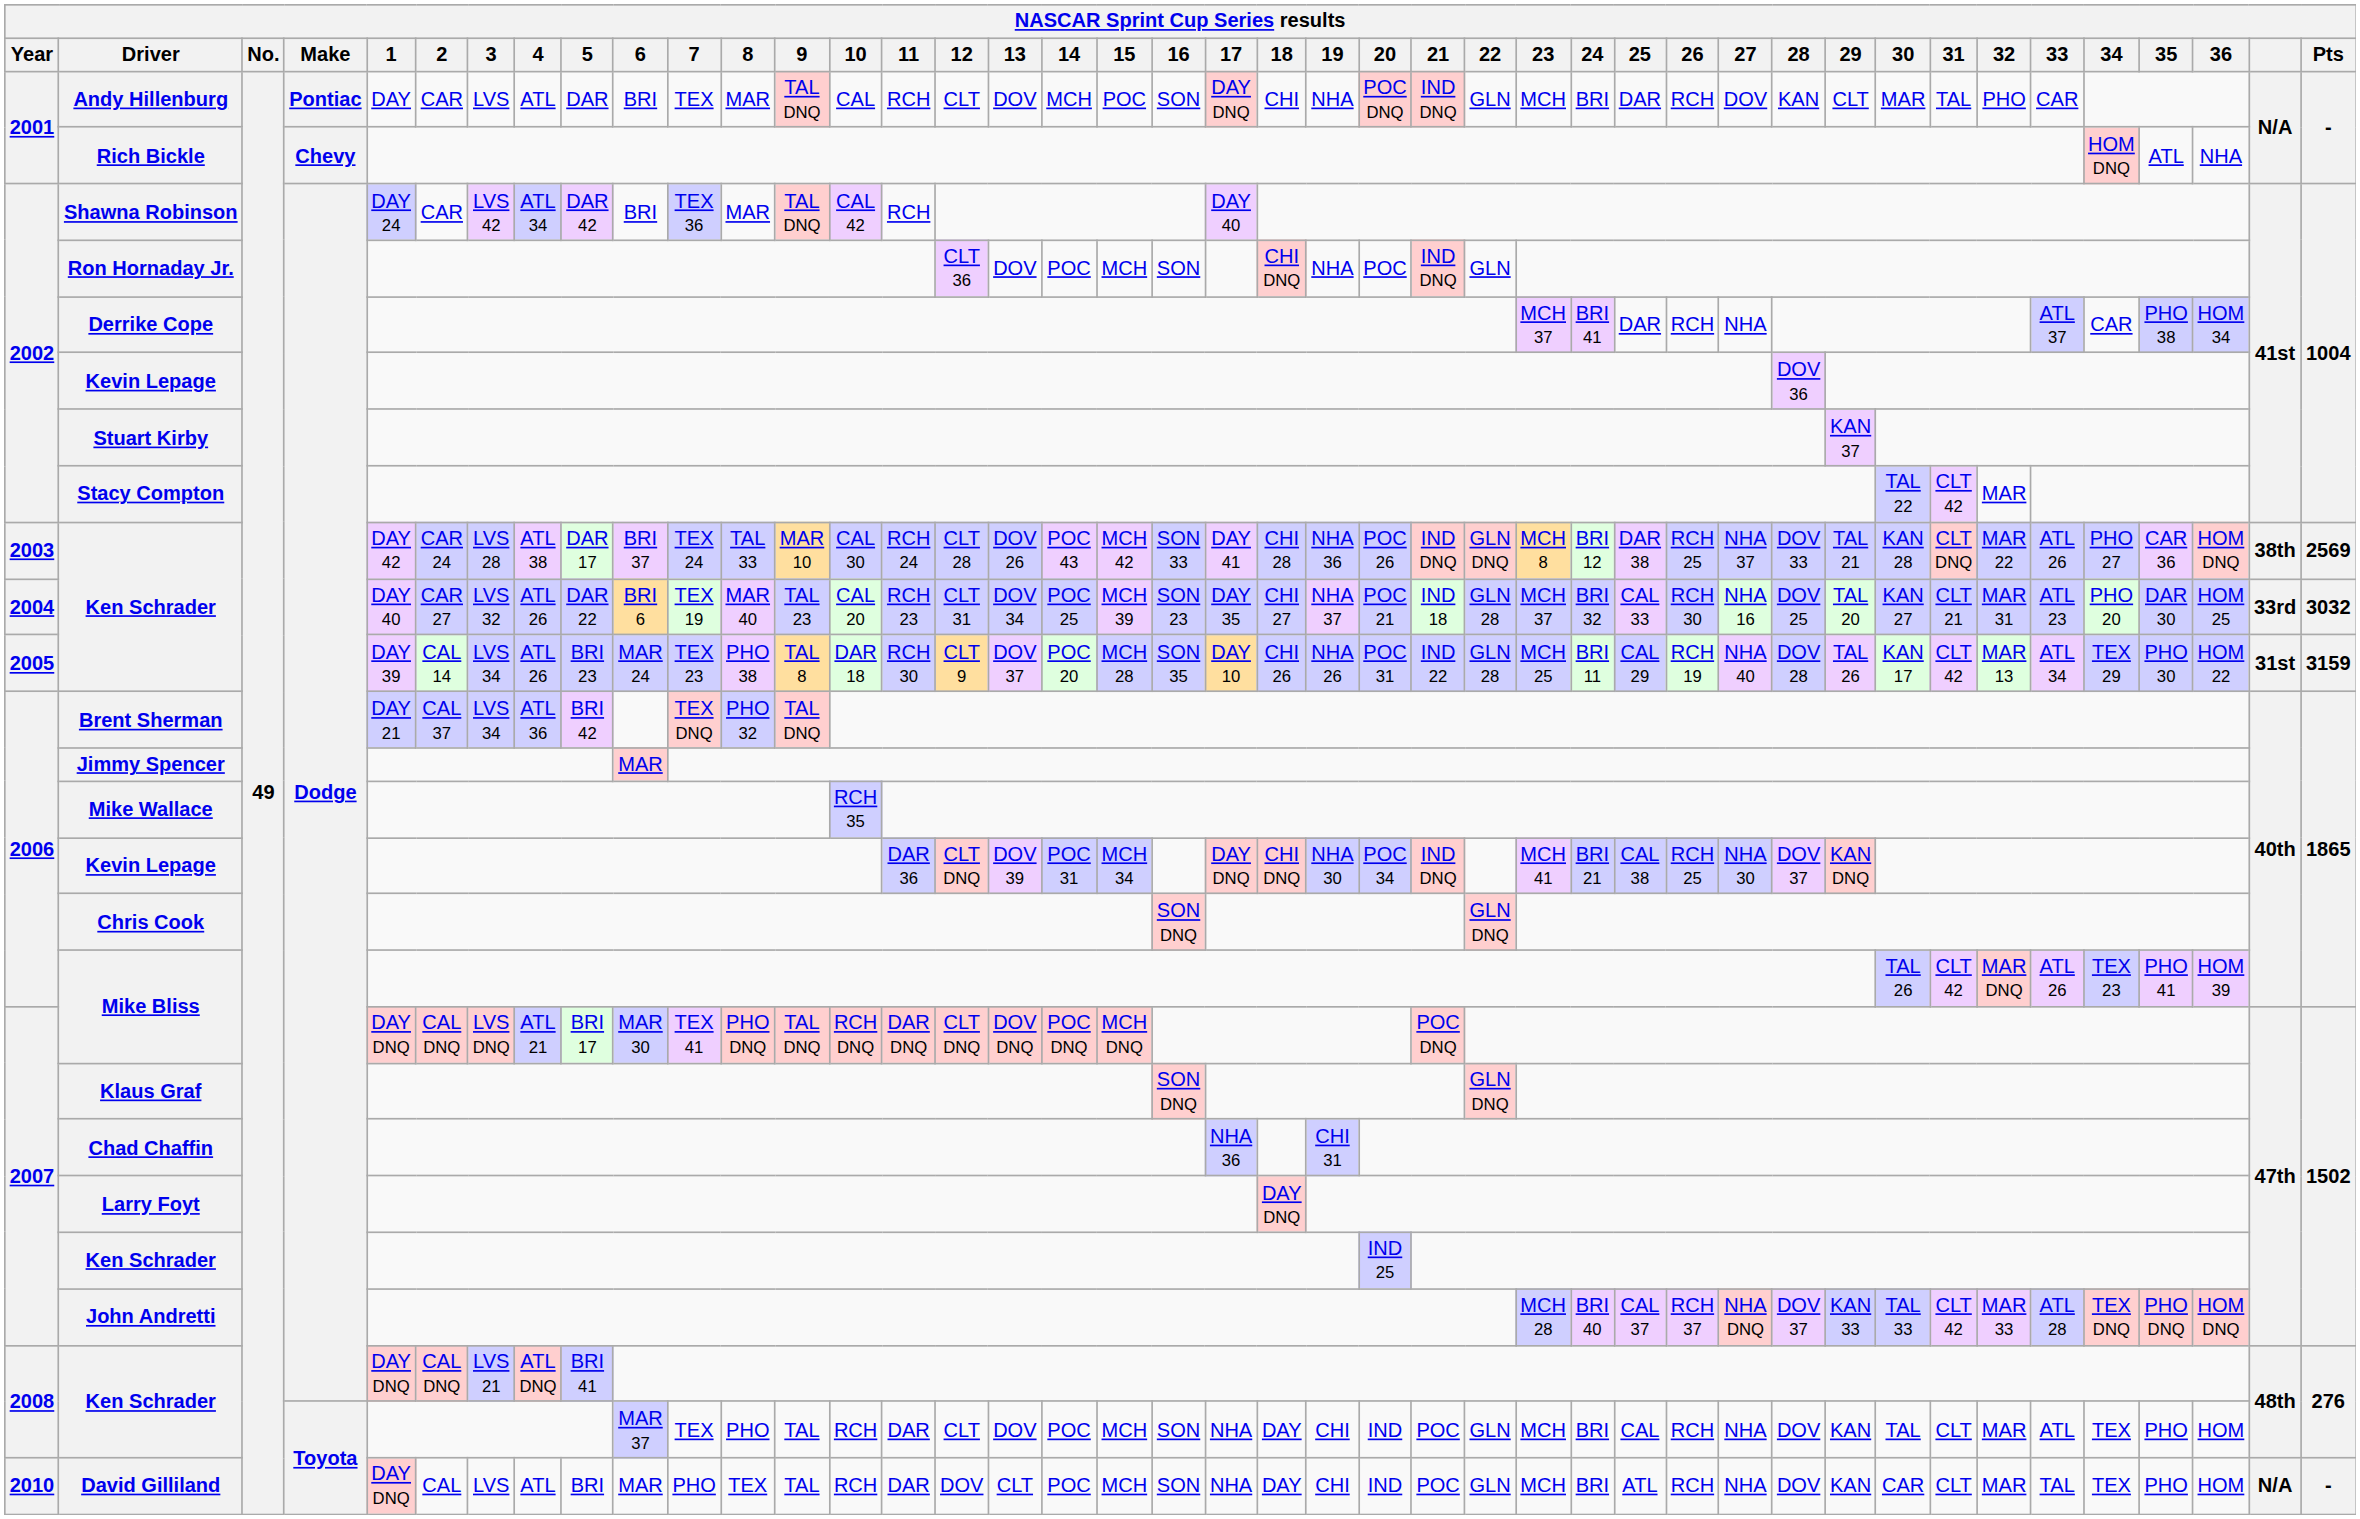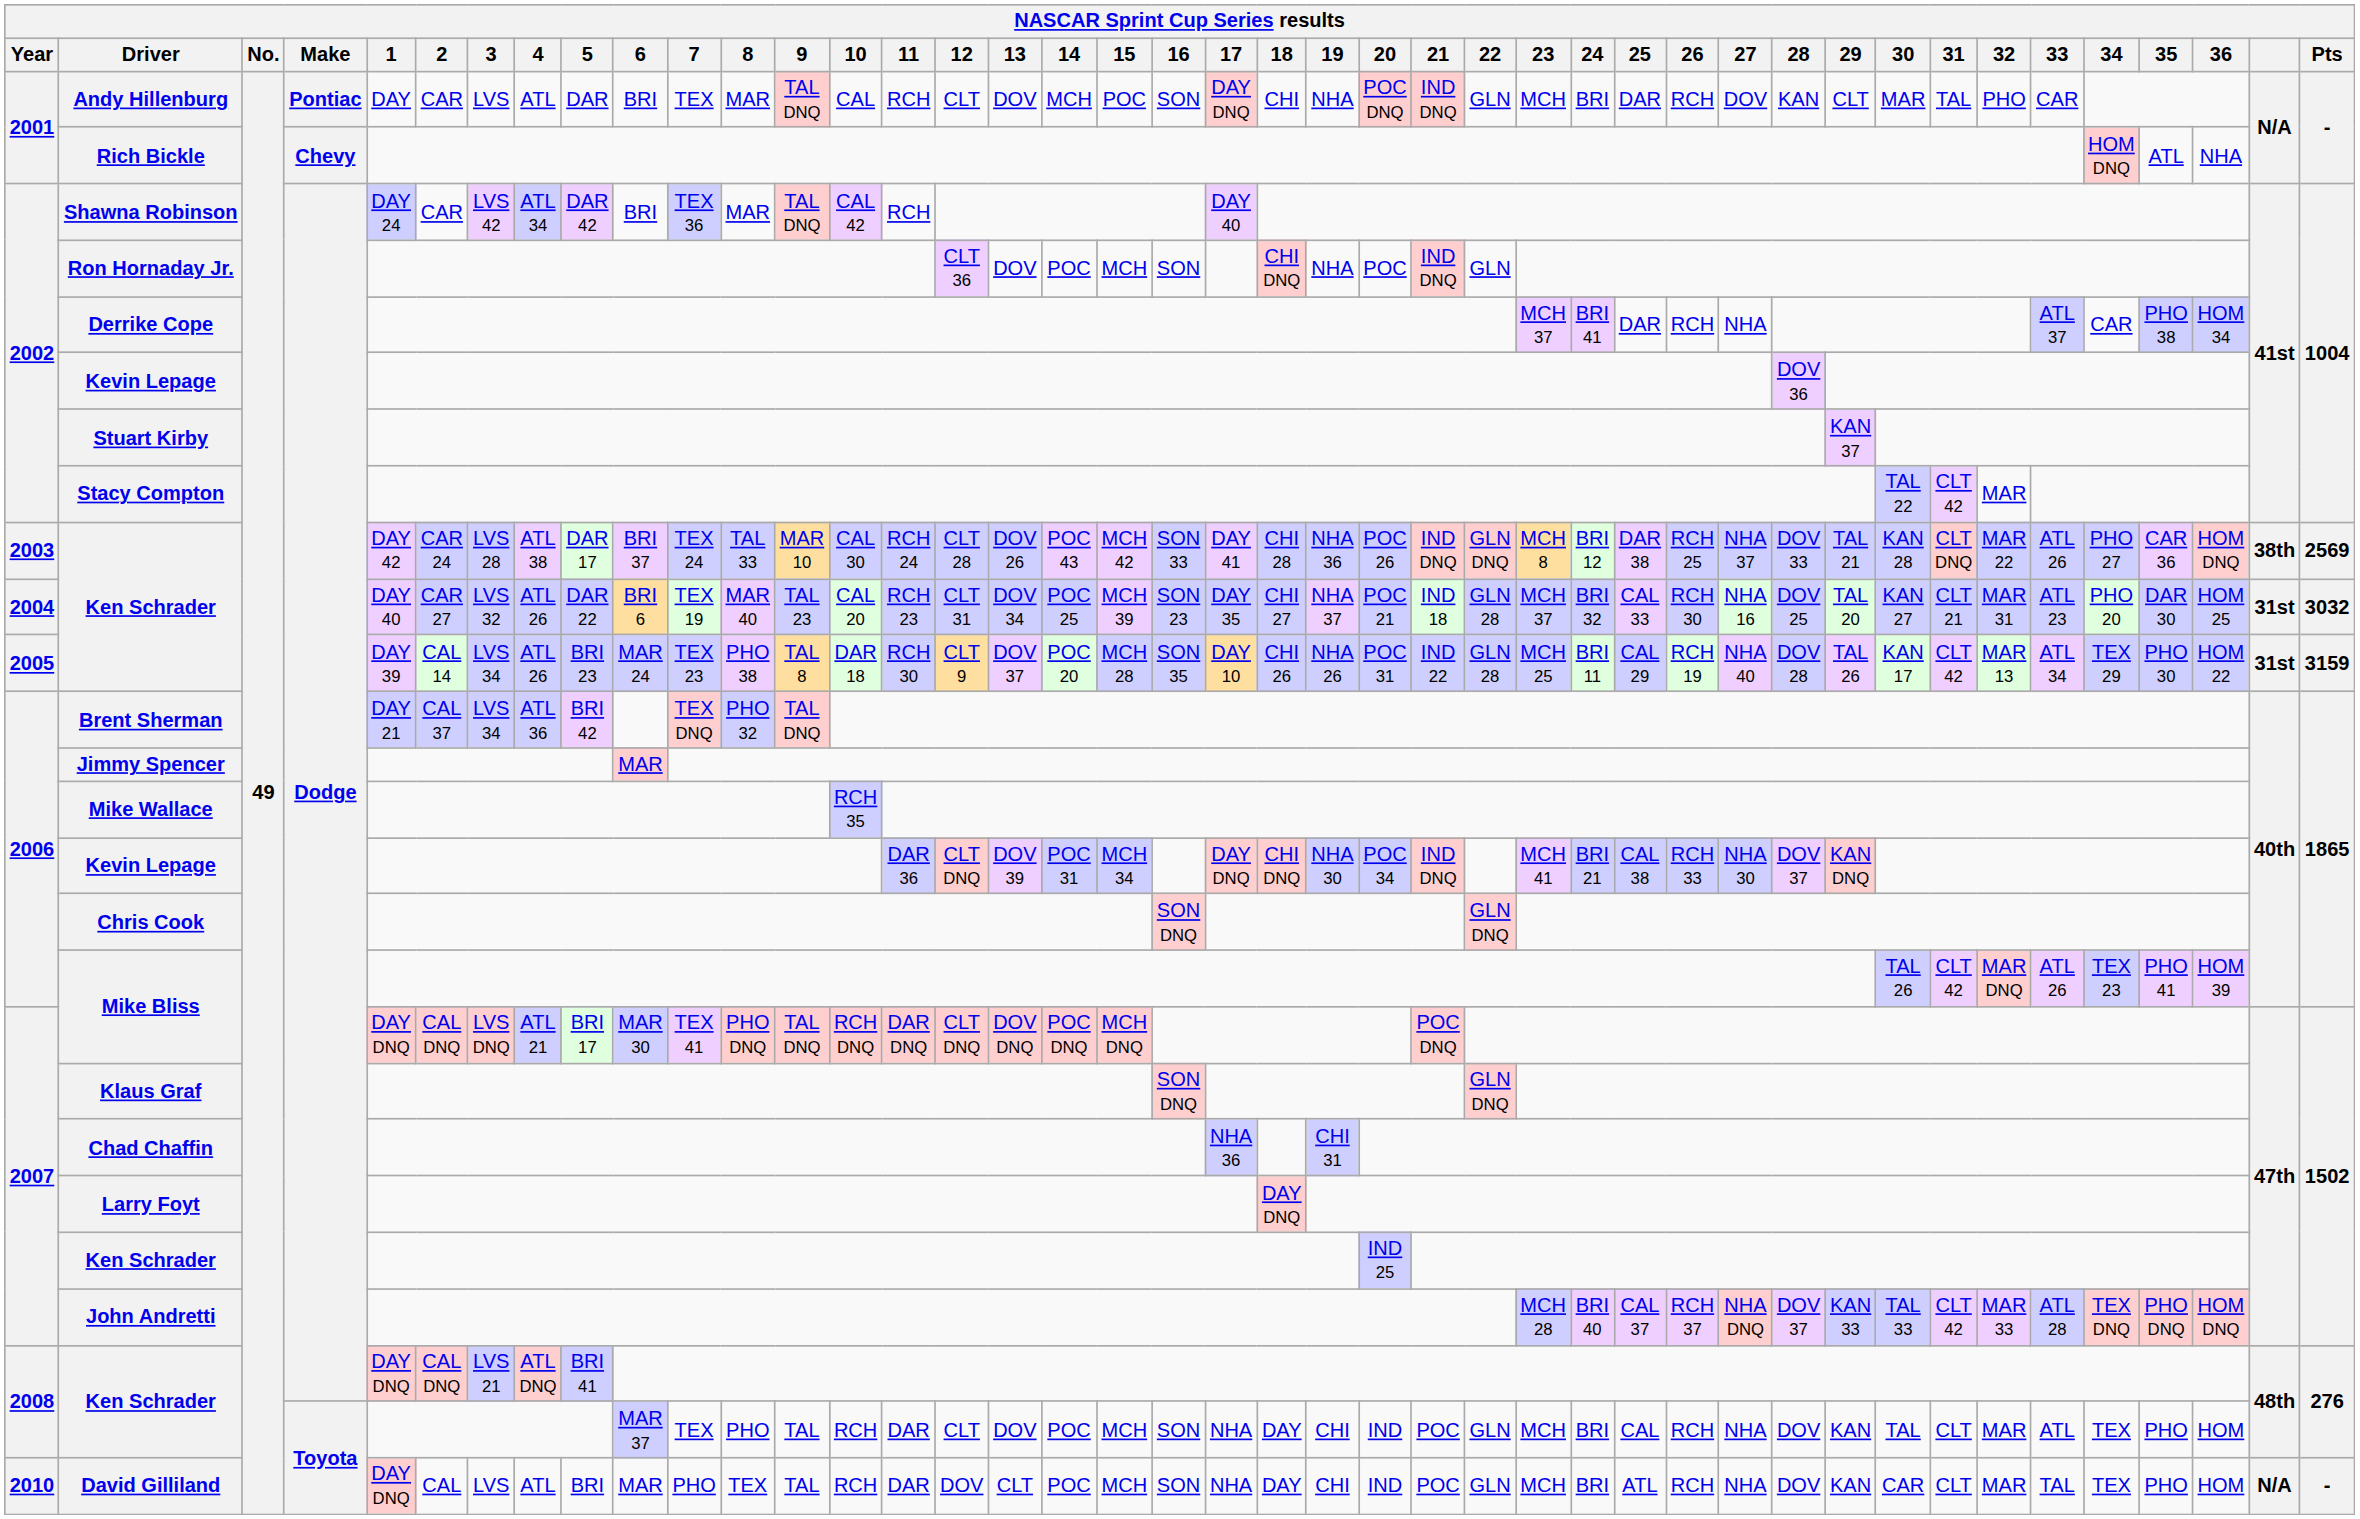(2275, 607) 33rd -> (2275, 607) 31st
(1692, 865) RCH 25 -> (1692, 865) RCH 33
